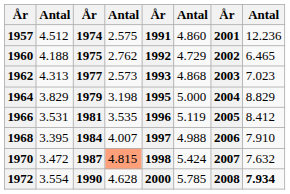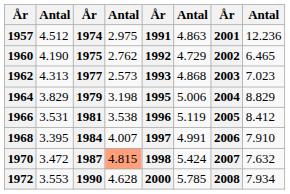(123, 35) 2.575 -> (123, 35) 2.975
(192, 35) 4.860 -> (192, 35) 4.863
(54, 55) 4.188 -> (54, 55) 4.190
(192, 96) 5.000 -> (192, 96) 5.006
(123, 117) 3.535 -> (123, 117) 3.538
(192, 138) 4.988 -> (192, 138) 4.991
(54, 179) 3.554 -> (54, 179) 3.553
(260, 179) bold -> (260, 179) normal
